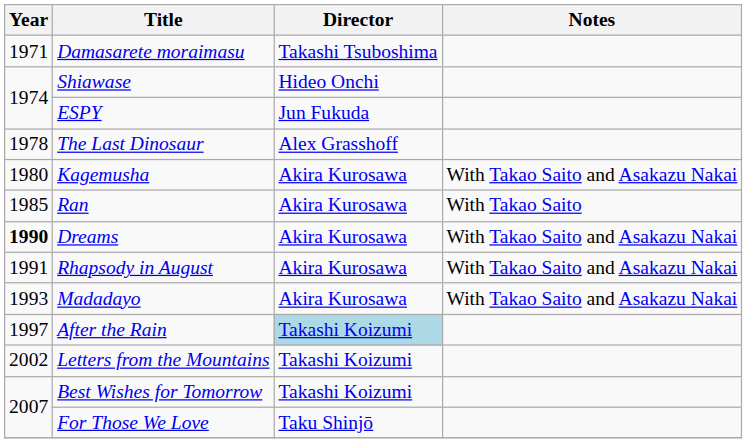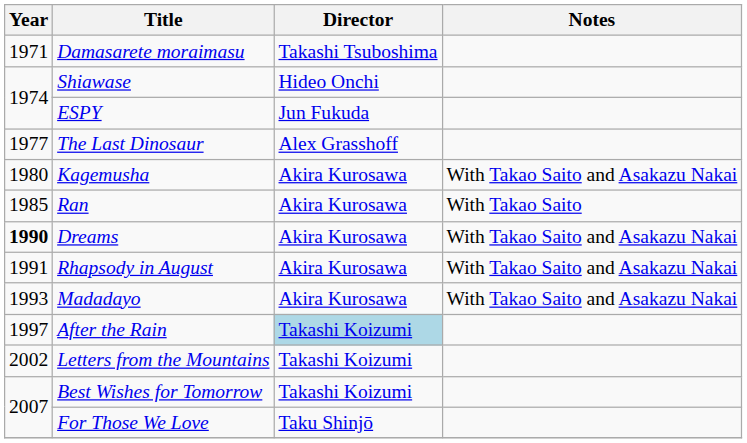(29, 143) 1978 -> (29, 143) 1977
